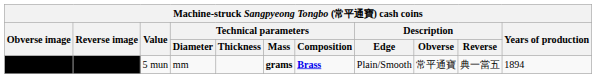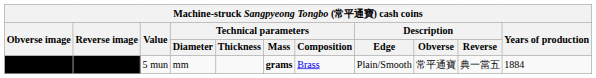(309, 65) bold -> (308, 65) normal
(514, 65) 1894 -> (514, 65) 1884
